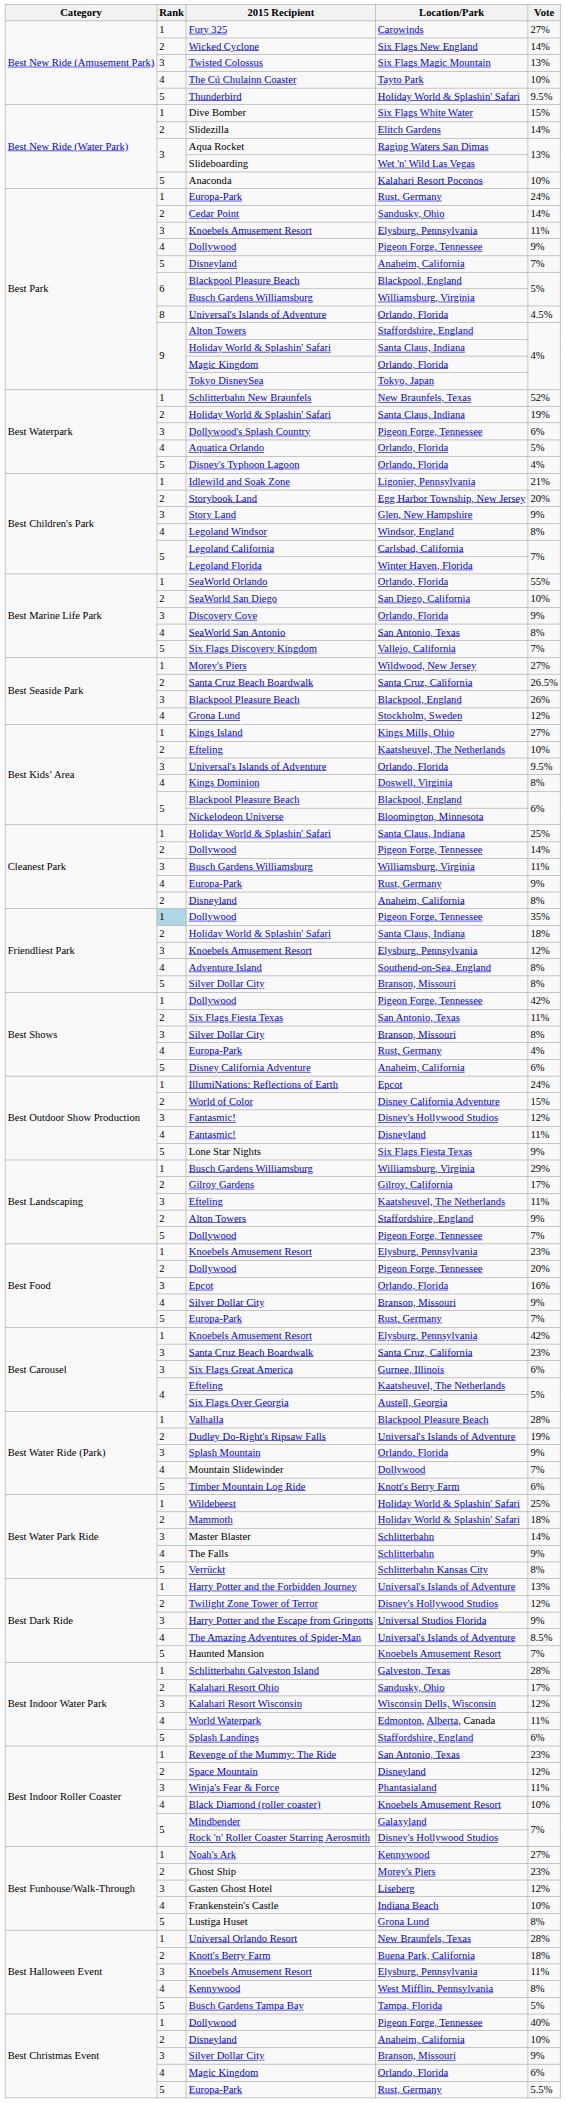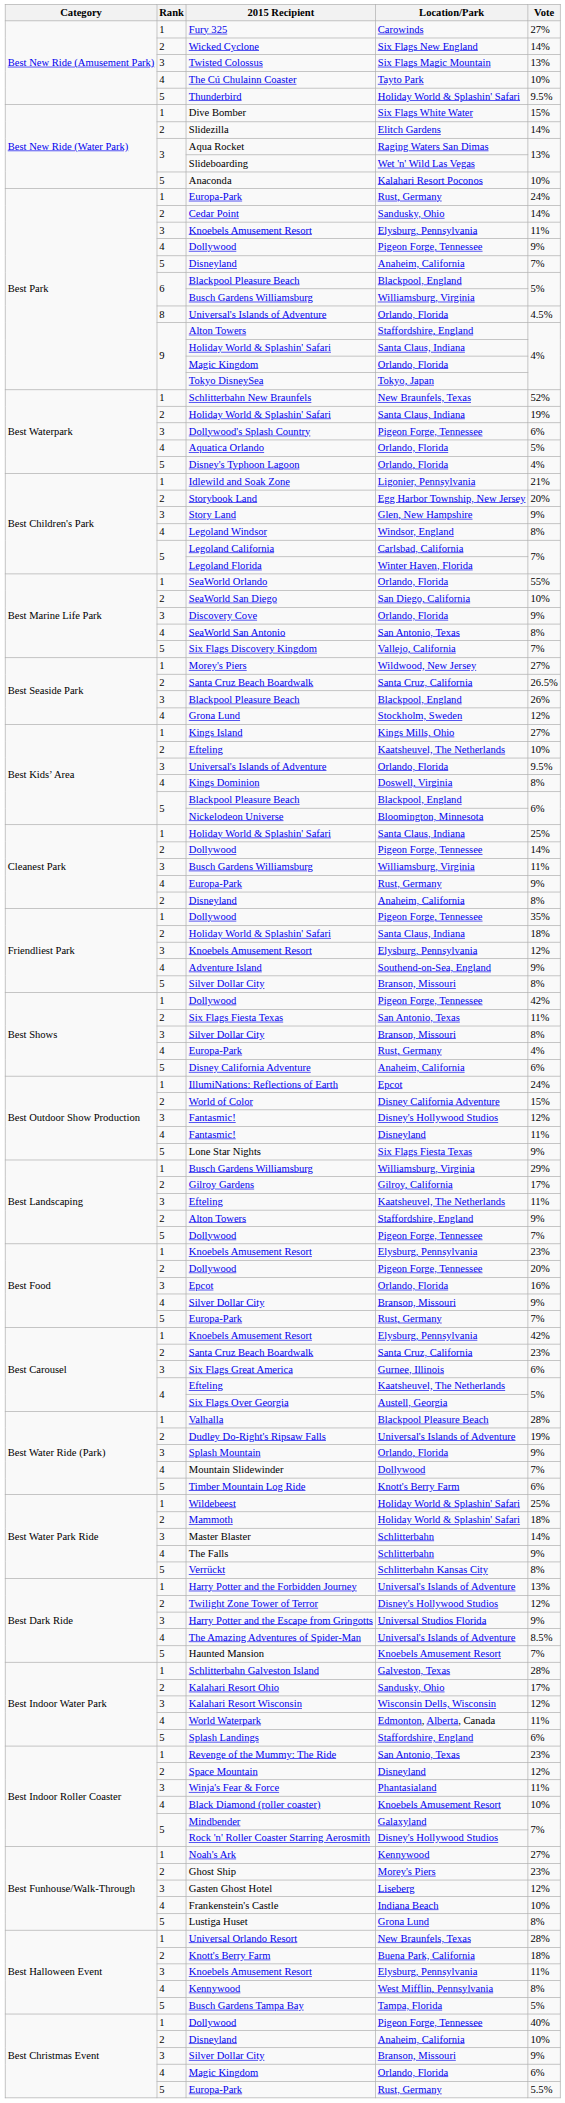(162, 917) lightblue background -> (162, 917) no background
(537, 967) 8% -> (537, 967) 9%
(162, 1352) 3 -> (162, 1352) 2
